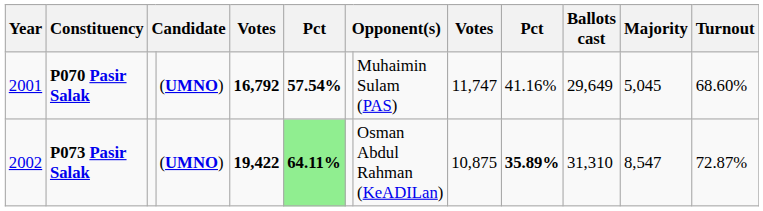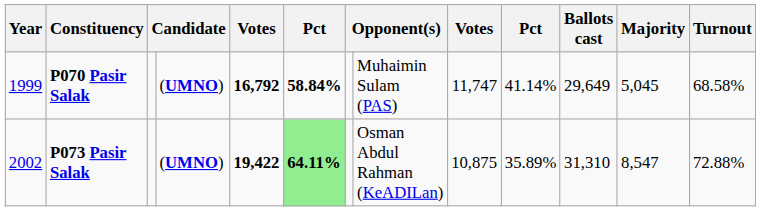(25, 85) 2001 -> (25, 85) 1999
(314, 85) 57.54% -> (314, 85) 58.84%
(531, 85) 41.16% -> (531, 85) 41.14%
(721, 85) 68.60% -> (719, 85) 68.58%
(532, 162) bold -> (531, 162) normal
(721, 162) 72.87% -> (719, 162) 72.88%
